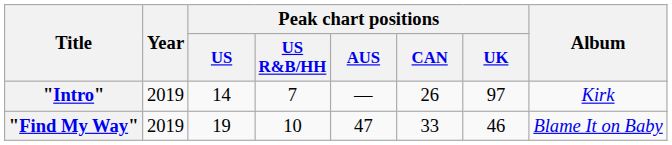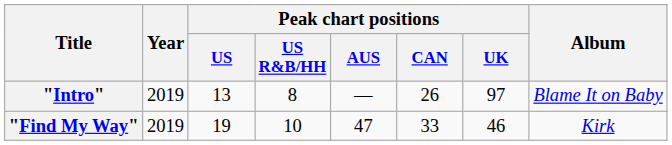(222, 95) 14 -> (222, 95) 13
(292, 95) 7 -> (292, 95) 8
(598, 95) Kirk -> (598, 95) Blame It on Baby
(598, 125) Blame It on Baby -> (598, 125) Kirk
